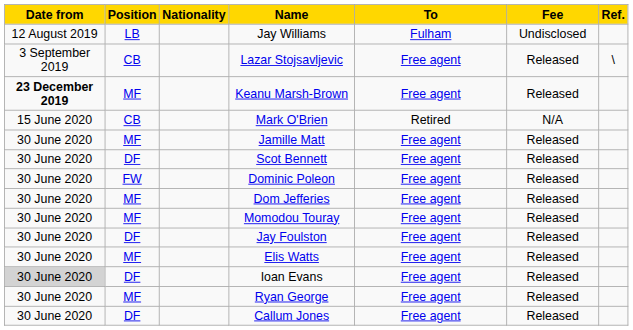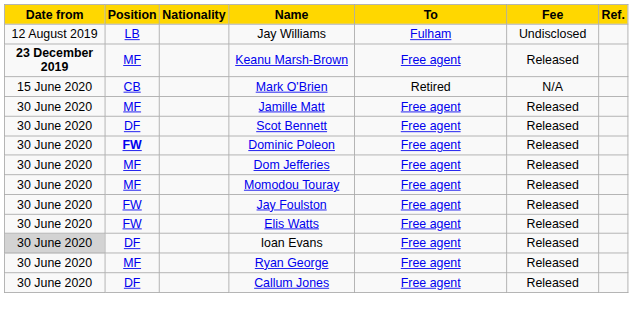- row: (292, 61)
(132, 179) normal -> (132, 146) bold
(132, 238) DF -> (132, 204) FW
(132, 257) MF -> (132, 224) FW
